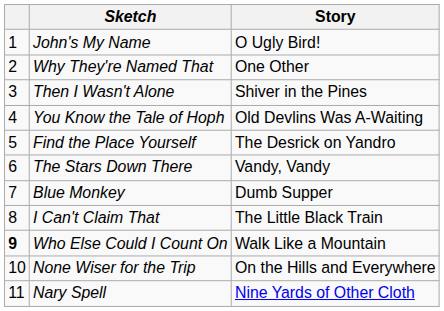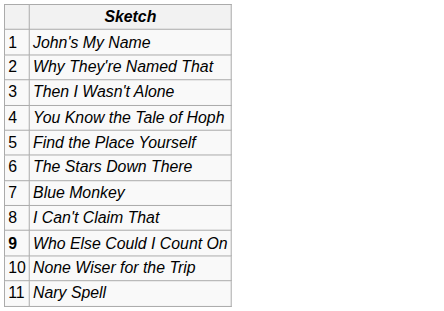- column: (335, 17)
